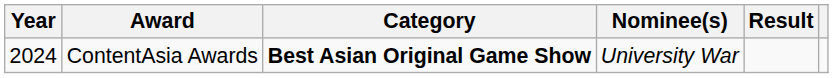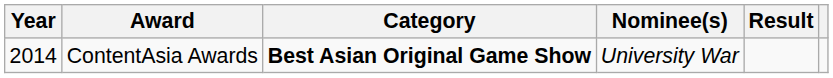(33, 55) 2024 -> (33, 55) 2014
